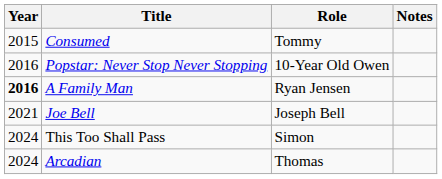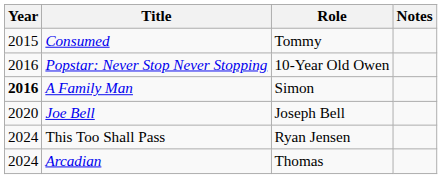(312, 88) Ryan Jensen -> (294, 88) Simon
(23, 112) 2021 -> (23, 112) 2020
(294, 137) Simon -> (312, 137) Ryan Jensen
